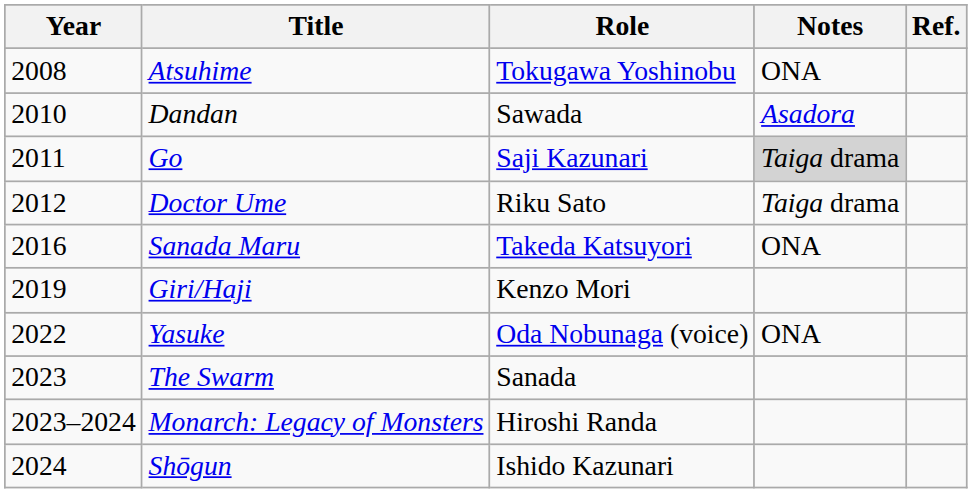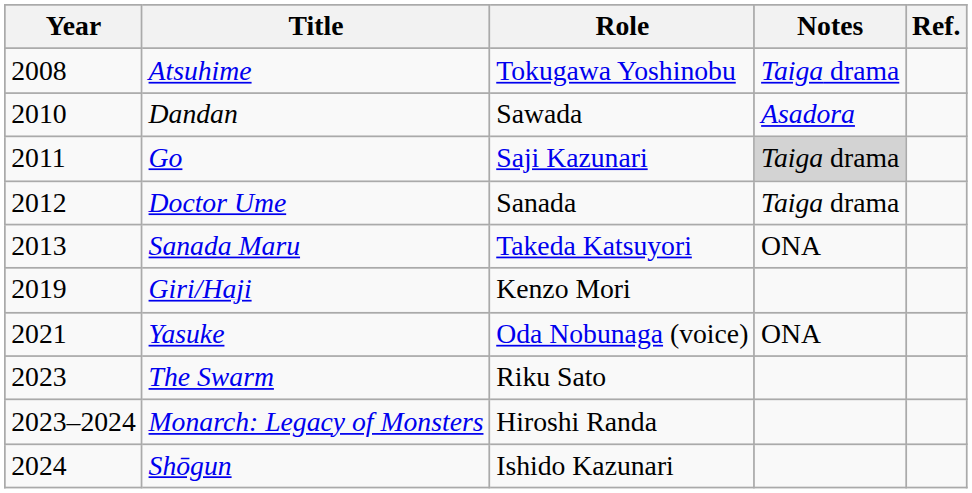(791, 70) ONA -> (830, 70) Taiga drama
(551, 202) Riku Sato -> (536, 202) Sanada
(39, 245) 2016 -> (39, 245) 2013
(39, 333) 2022 -> (39, 333) 2021
(536, 377) Sanada -> (551, 377) Riku Sato
